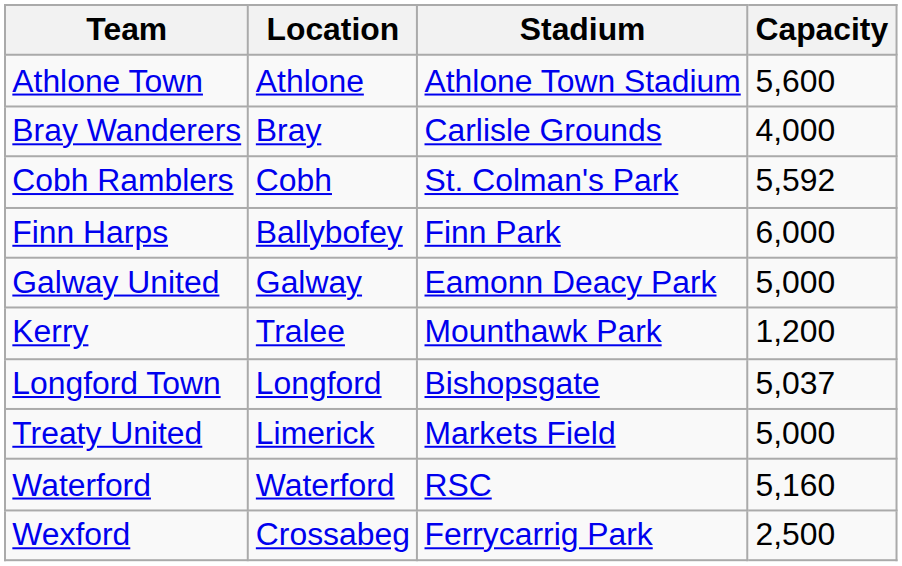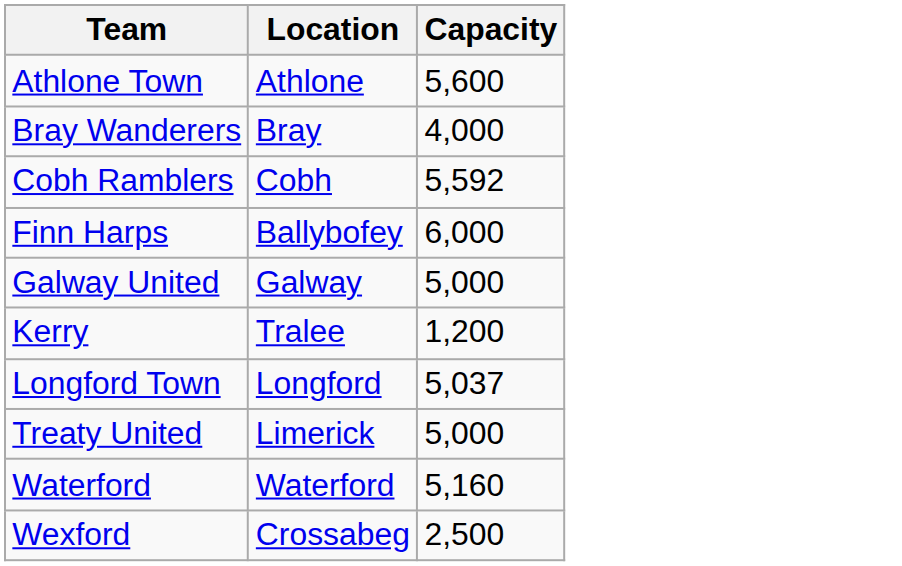- column: (583, 29)
